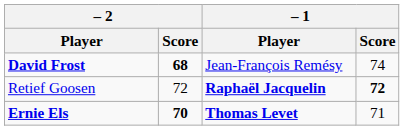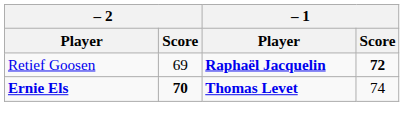- row: (46, 64)
(180, 88) 72 -> (180, 64) 69
(378, 112) 71 -> (378, 88) 74
